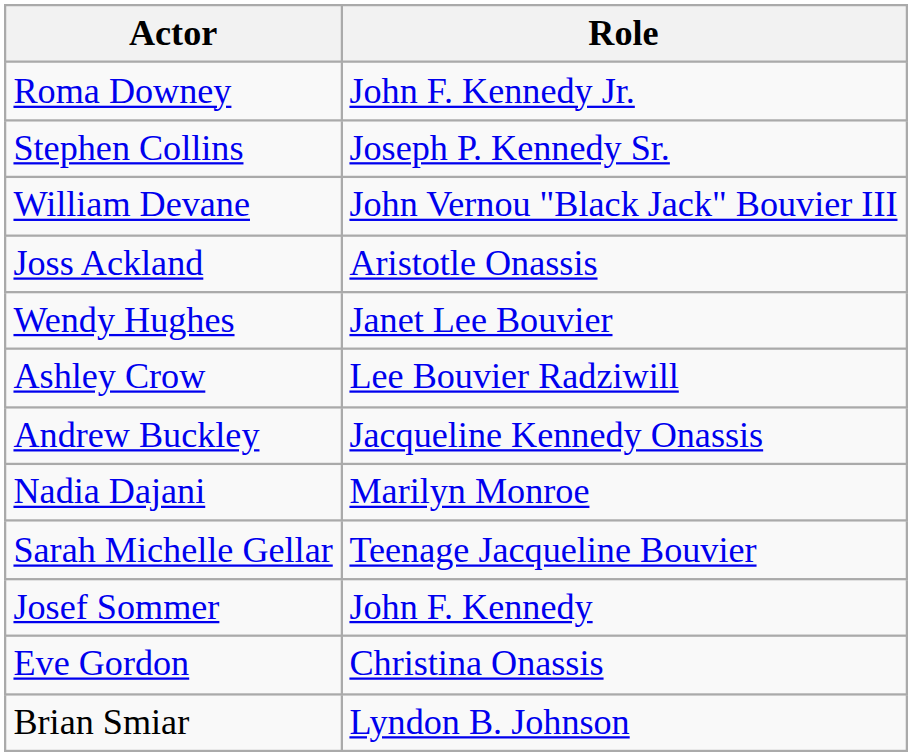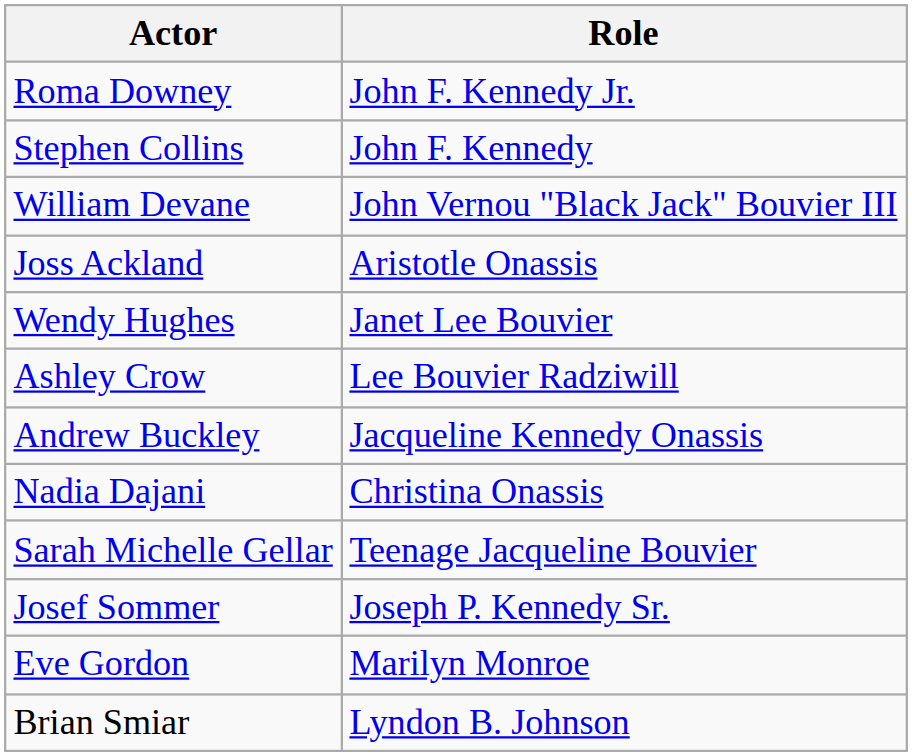(510, 147) Joseph P. Kennedy Sr. -> (471, 147) John F. Kennedy
(469, 491) Marilyn Monroe -> (476, 491) Christina Onassis
(471, 606) John F. Kennedy -> (510, 606) Joseph P. Kennedy Sr.
(476, 663) Christina Onassis -> (469, 663) Marilyn Monroe
